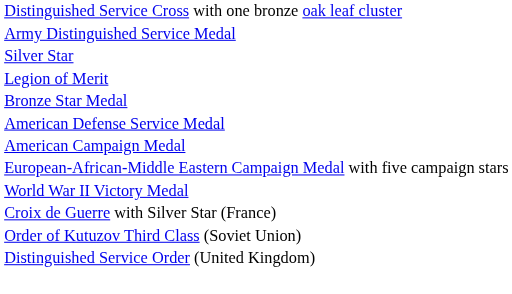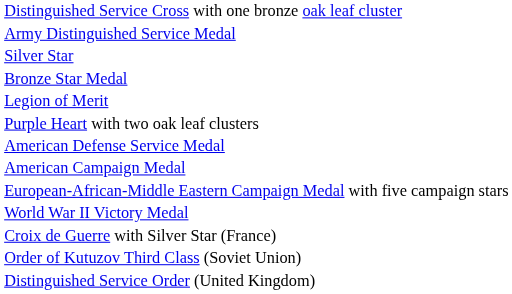rows swapped: (56, 78) <-> (66, 100)
+ row: (131, 123)
